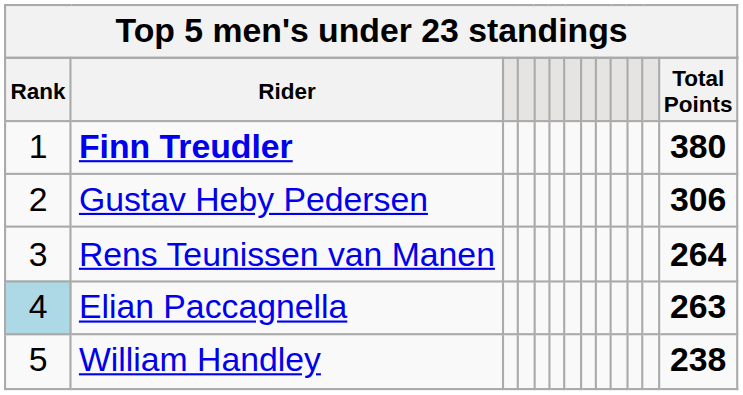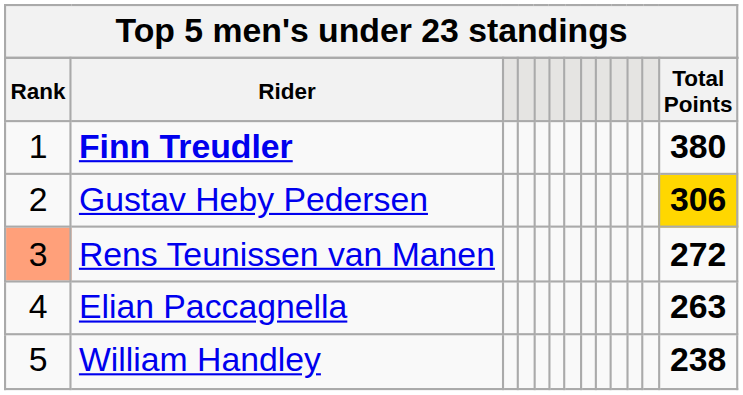(698, 200) no background -> (698, 200) gold background
(38, 253) no background -> (38, 253) lightsalmon background
(698, 253) 264 -> (698, 253) 272
(38, 307) lightblue background -> (38, 307) no background
